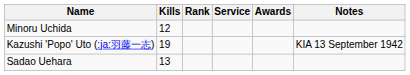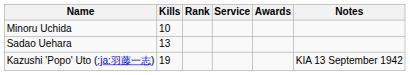(165, 28) 12 -> (165, 28) 10
rows swapped: (39, 62) <-> (81, 45)
